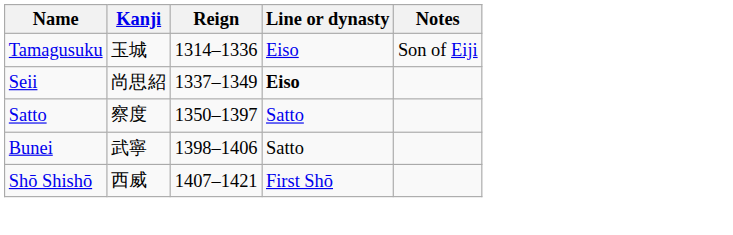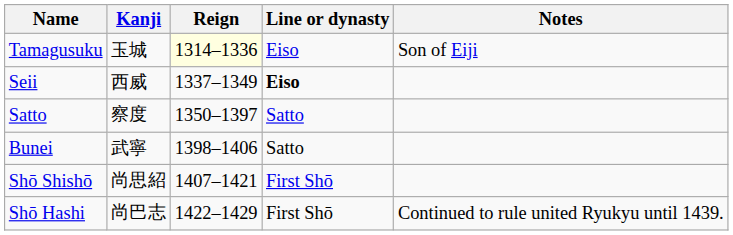(216, 49) no background -> (216, 49) lightyellow background
(139, 82) 尚思紹 -> (129, 82) 西威
(129, 179) 西威 -> (139, 179) 尚思紹
+ row: (47, 213)
